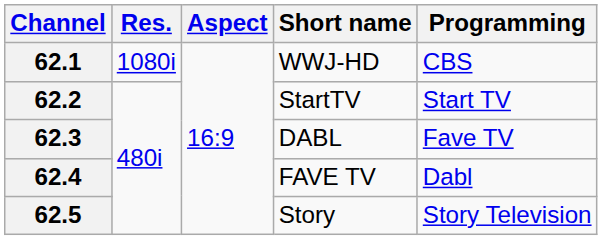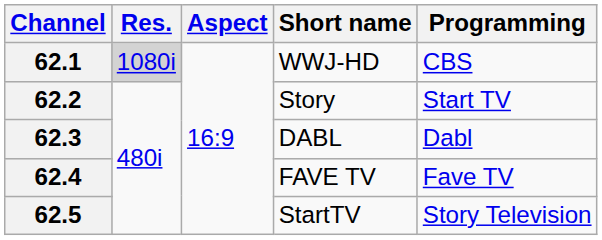(146, 61) no background -> (146, 61) lightgrey background
(320, 100) StartTV -> (307, 100) Story
(468, 138) Fave TV -> (448, 138) Dabl
(448, 176) Dabl -> (468, 176) Fave TV
(307, 215) Story -> (320, 215) StartTV
